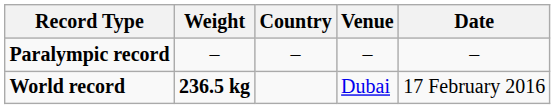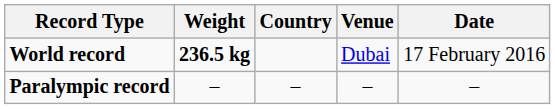rows swapped: (67, 87) <-> (89, 54)
